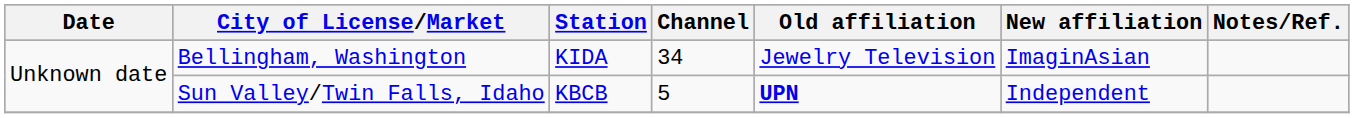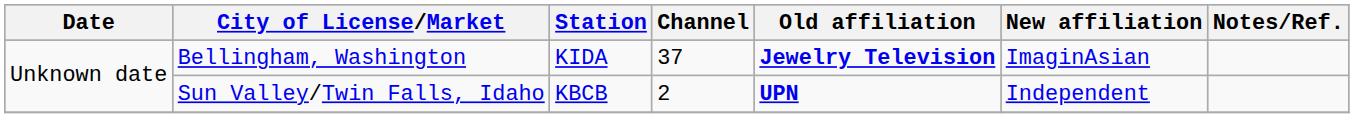(670, 58) 34 -> (670, 58) 37
(877, 58) normal -> (877, 58) bold
(664, 94) 5 -> (664, 94) 2
